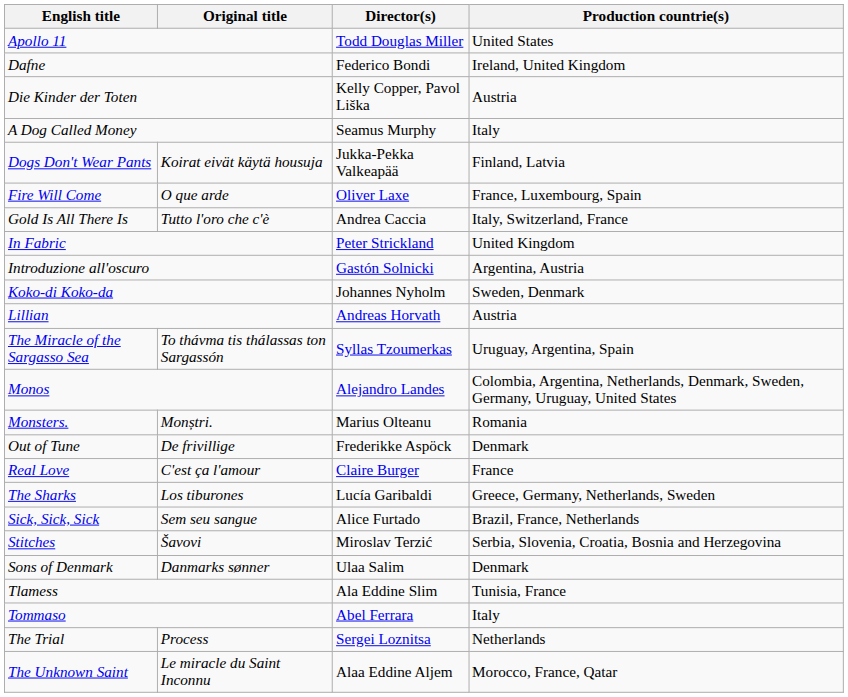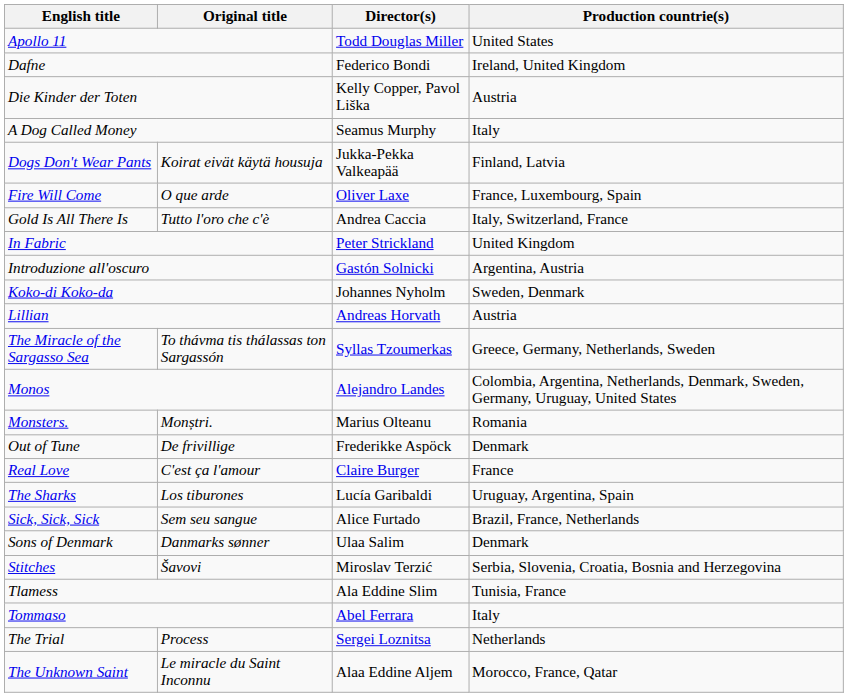(553, 348) Uruguay, Argentina, Spain -> (594, 348) Greece, Germany, Netherlands, Sweden
(594, 494) Greece, Germany, Netherlands, Sweden -> (553, 494) Uruguay, Argentina, Spain
rows swapped: (60, 567) <-> (32, 542)
